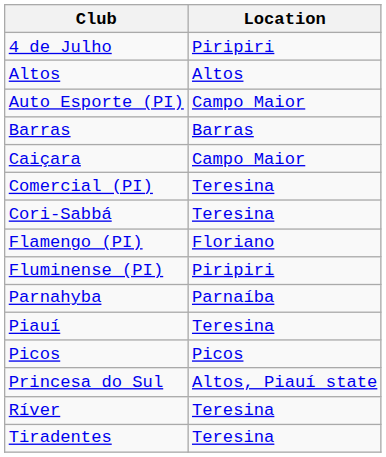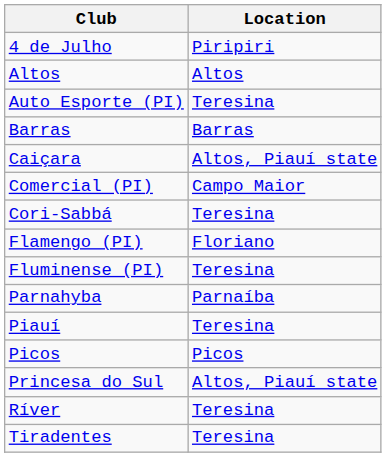(249, 103) Campo Maior -> (233, 103) Teresina
(249, 158) Campo Maior -> (285, 158) Altos, Piauí state
(233, 186) Teresina -> (249, 186) Campo Maior
(233, 270) Piripiri -> (233, 270) Teresina
